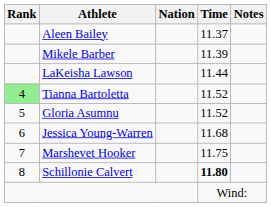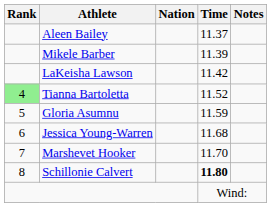(214, 73) 11.44 -> (214, 73) 11.42
(214, 113) 11.52 -> (214, 113) 11.59
(214, 152) 11.75 -> (214, 152) 11.70
